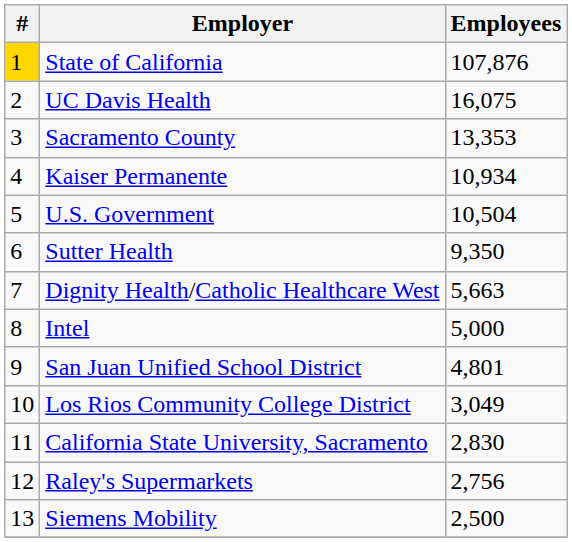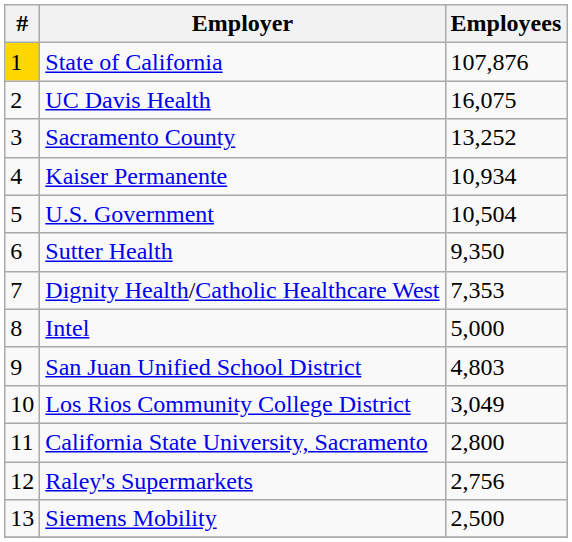(484, 137) 13,353 -> (484, 137) 13,252
(478, 289) 5,663 -> (478, 289) 7,353
(478, 366) 4,801 -> (478, 366) 4,803
(478, 442) 2,830 -> (478, 442) 2,800
